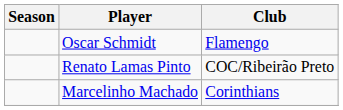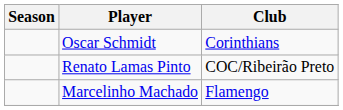(237, 42) Flamengo -> (242, 42) Corinthians
(242, 92) Corinthians -> (237, 92) Flamengo
